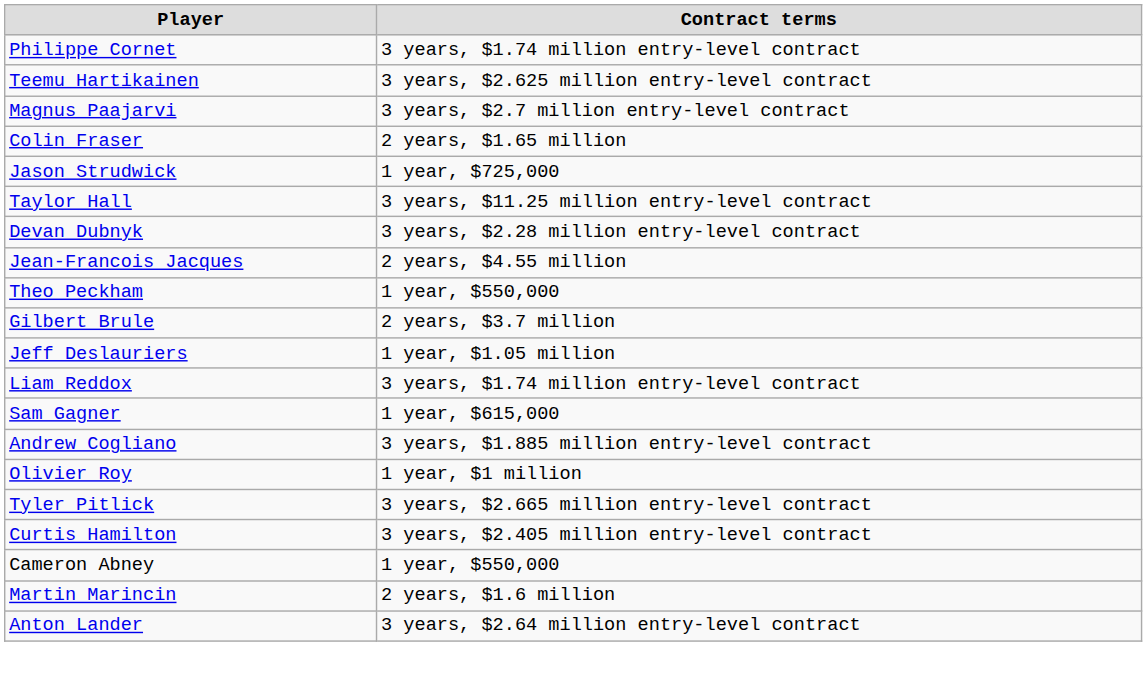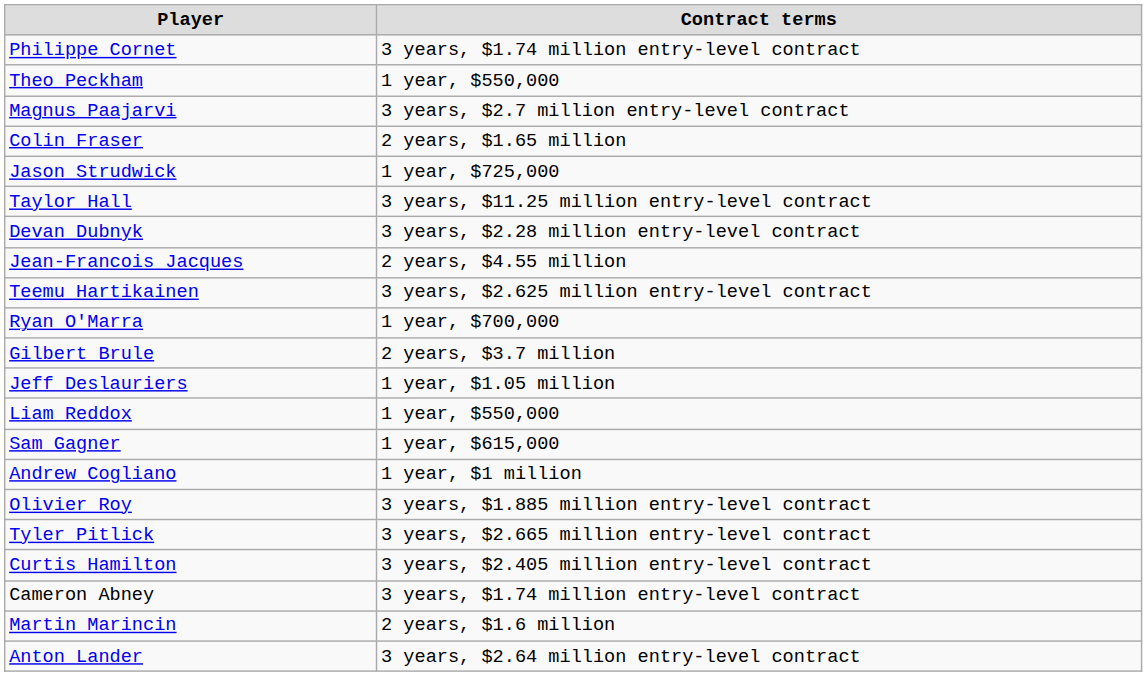rows swapped: (104, 80) <-> (76, 293)
+ row: (76, 323)
(621, 383) 3 years, $1.74 million entry-level contract -> (470, 414) 1 year, $550,000
(626, 444) 3 years, $1.885 million entry-level contract -> (481, 474) 1 year, $1 million
(481, 474) 1 year, $1 million -> (626, 505) 3 years, $1.885 million entry-level contract
(470, 565) 1 year, $550,000 -> (621, 596) 3 years, $1.74 million entry-level contract
